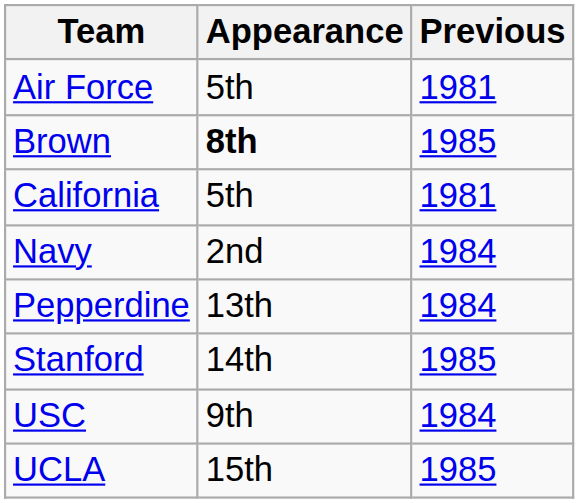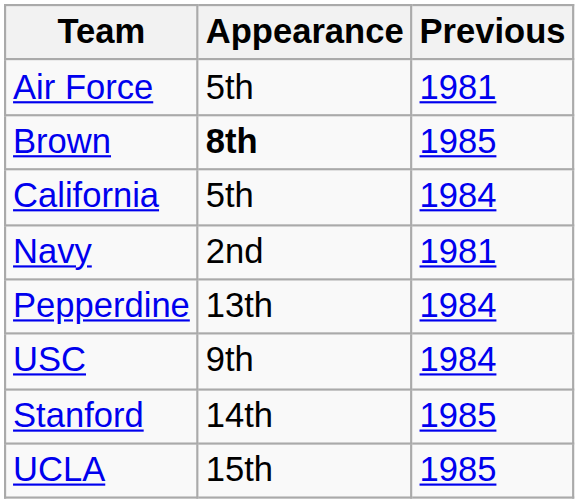(458, 196) 1981 -> (458, 196) 1984
(458, 251) 1984 -> (458, 251) 1981
rows swapped: (50, 415) <-> (78, 360)
